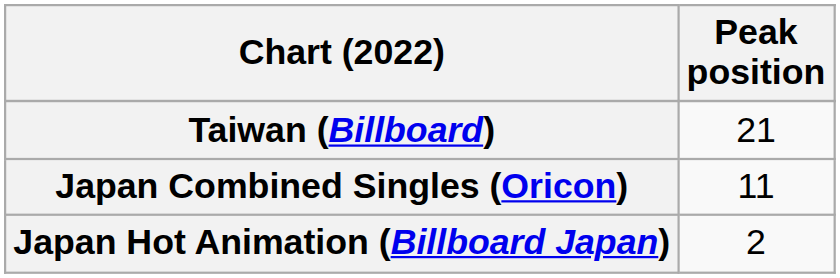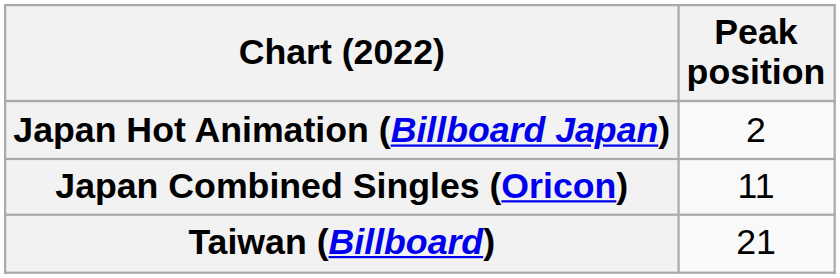rows swapped: (342, 242) <-> (342, 129)
